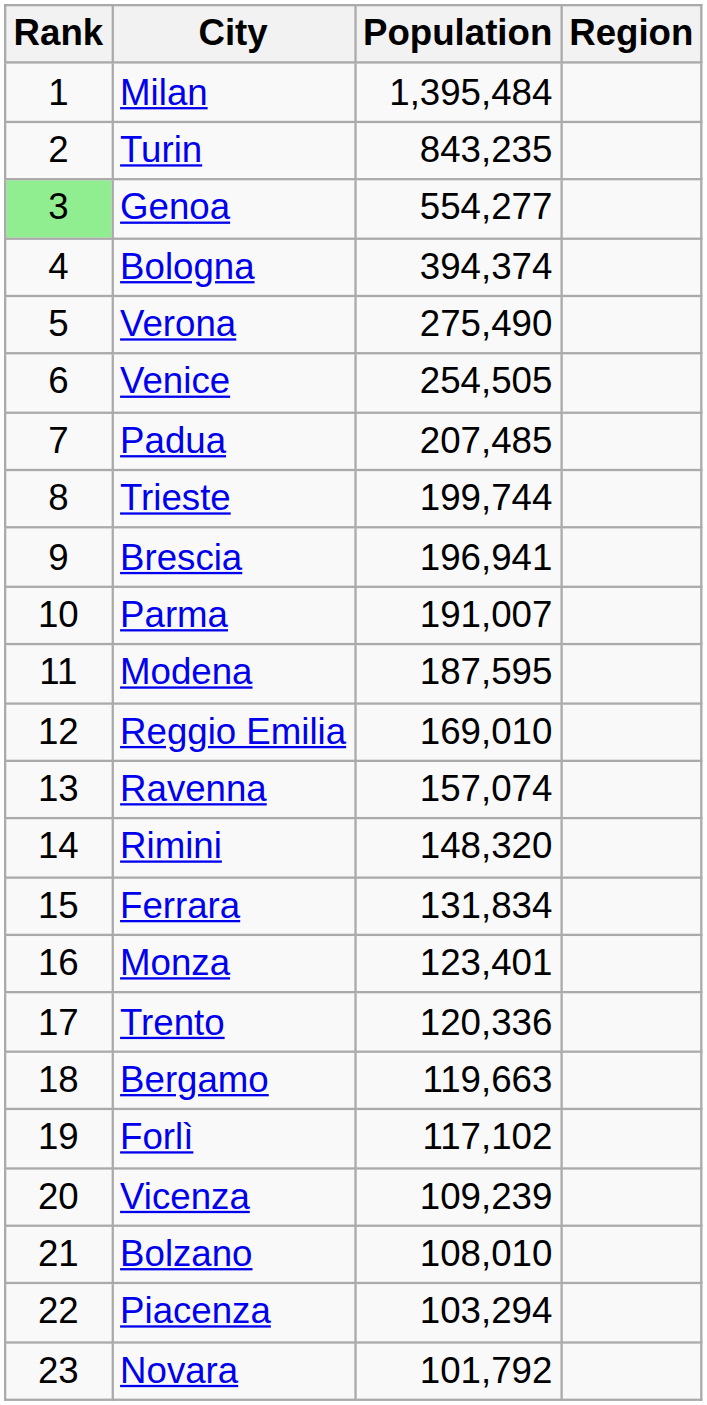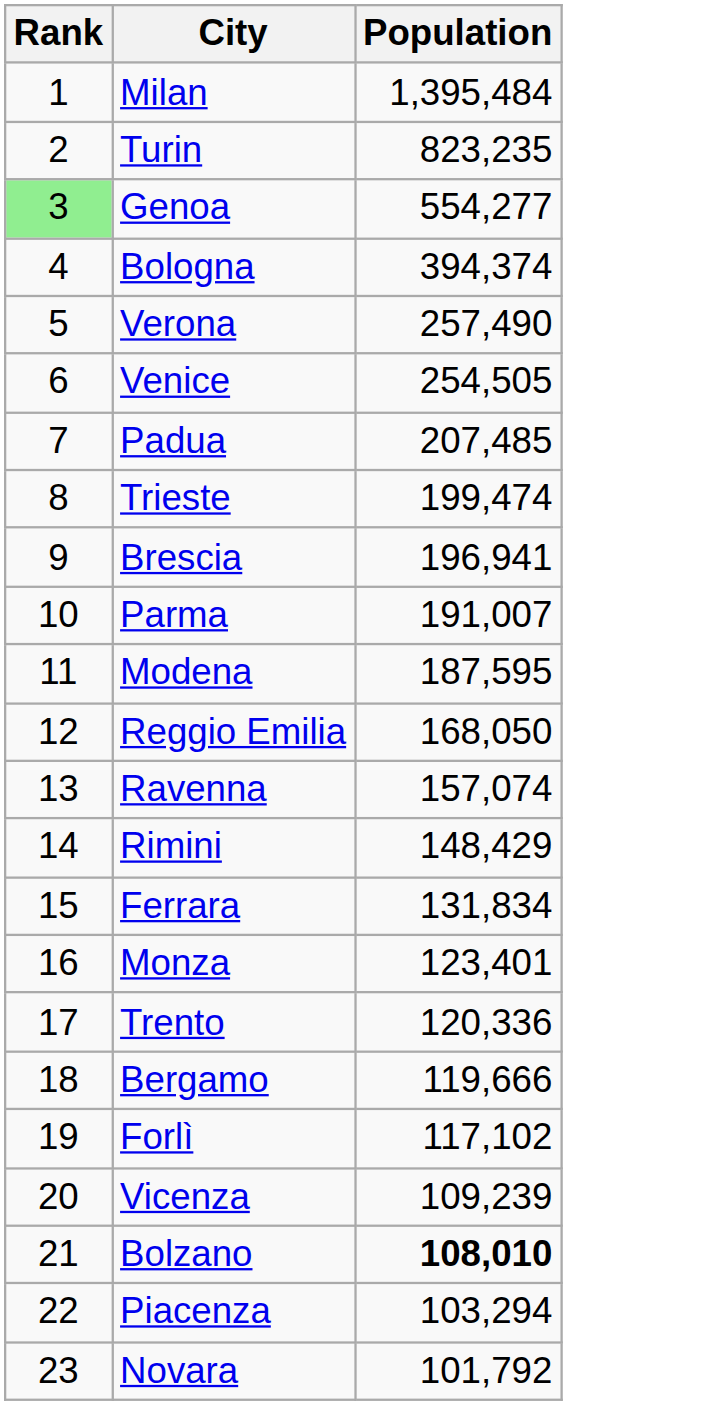- column: (631, 33)
(486, 149) 843,235 -> (486, 149) 823,235
(486, 324) 275,490 -> (486, 324) 257,490
(486, 498) 199,744 -> (486, 498) 199,474
(486, 730) 169,010 -> (486, 730) 168,050
(486, 847) 148,320 -> (486, 847) 148,429
(487, 1079) 119,663 -> (487, 1079) 119,666
(486, 1253) normal -> (486, 1253) bold
